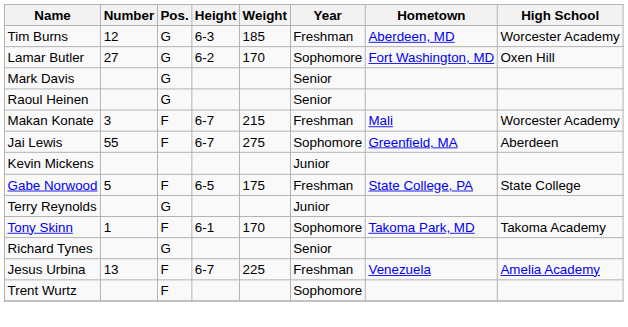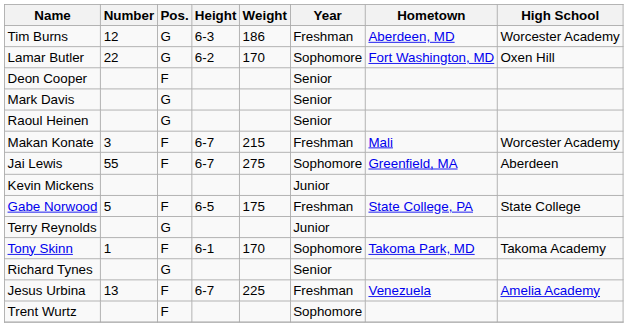(254, 36) 185 -> (254, 36) 186
(111, 58) 27 -> (111, 58) 22
+ row: (47, 79)
